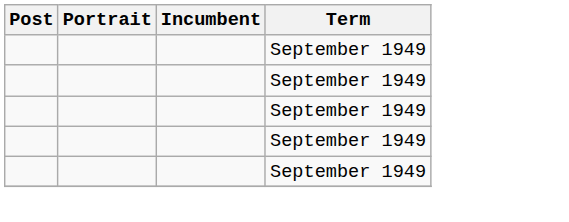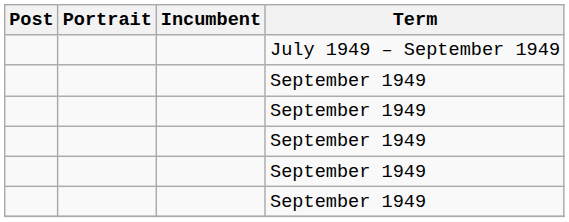+ row: (31, 50)
